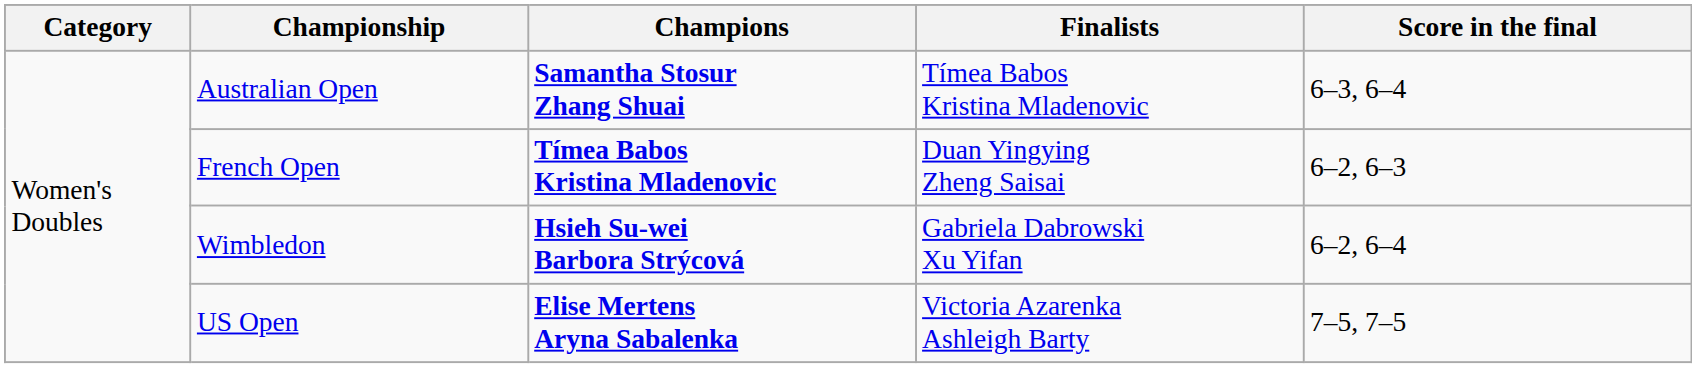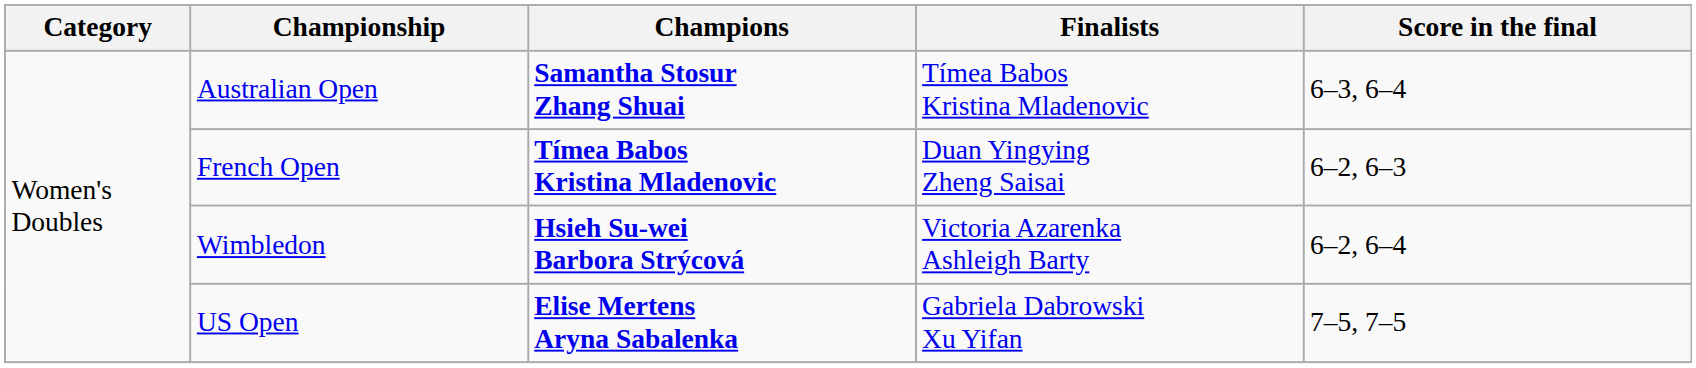(1033, 244) Gabriela Dabrowski Xu Yifan -> (1022, 244) Victoria Azarenka Ashleigh Barty
(1022, 322) Victoria Azarenka Ashleigh Barty -> (1033, 322) Gabriela Dabrowski Xu Yifan
